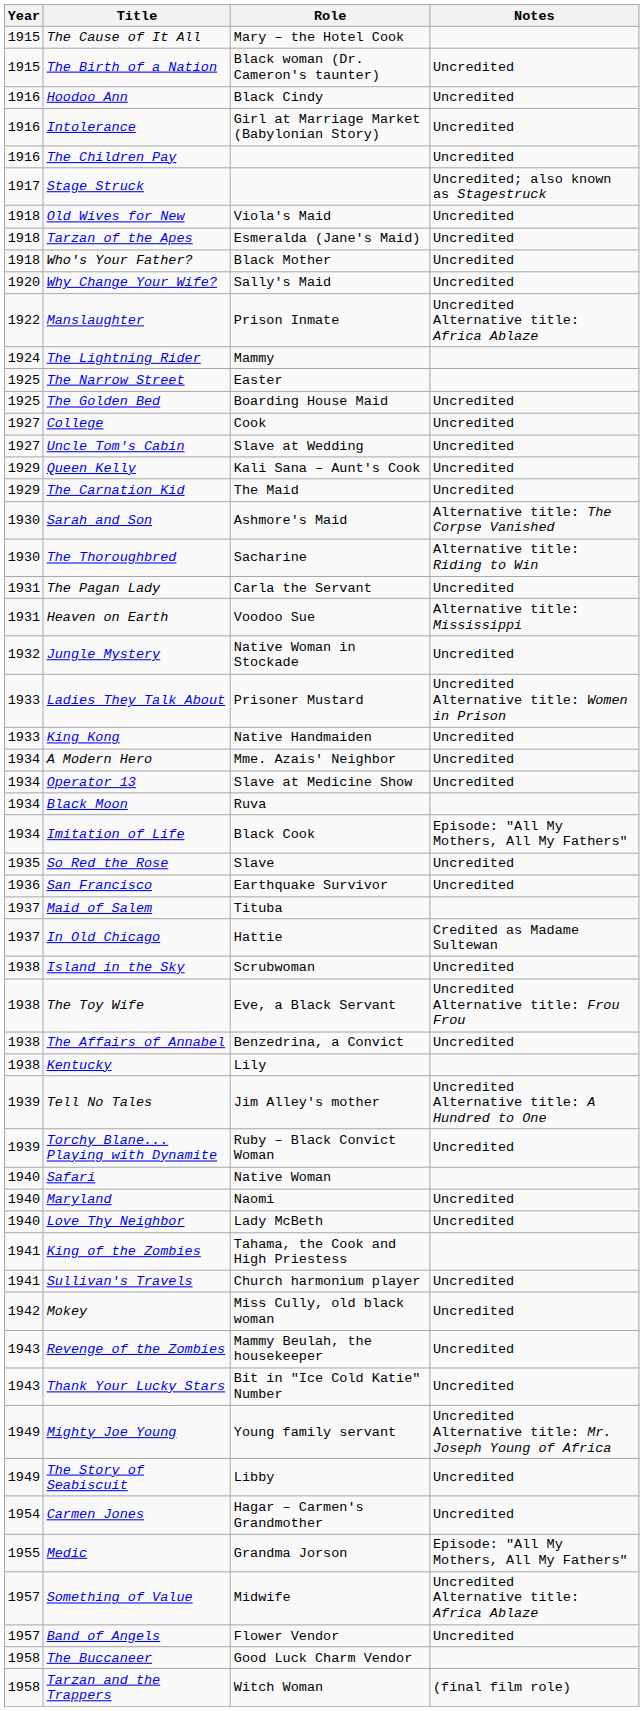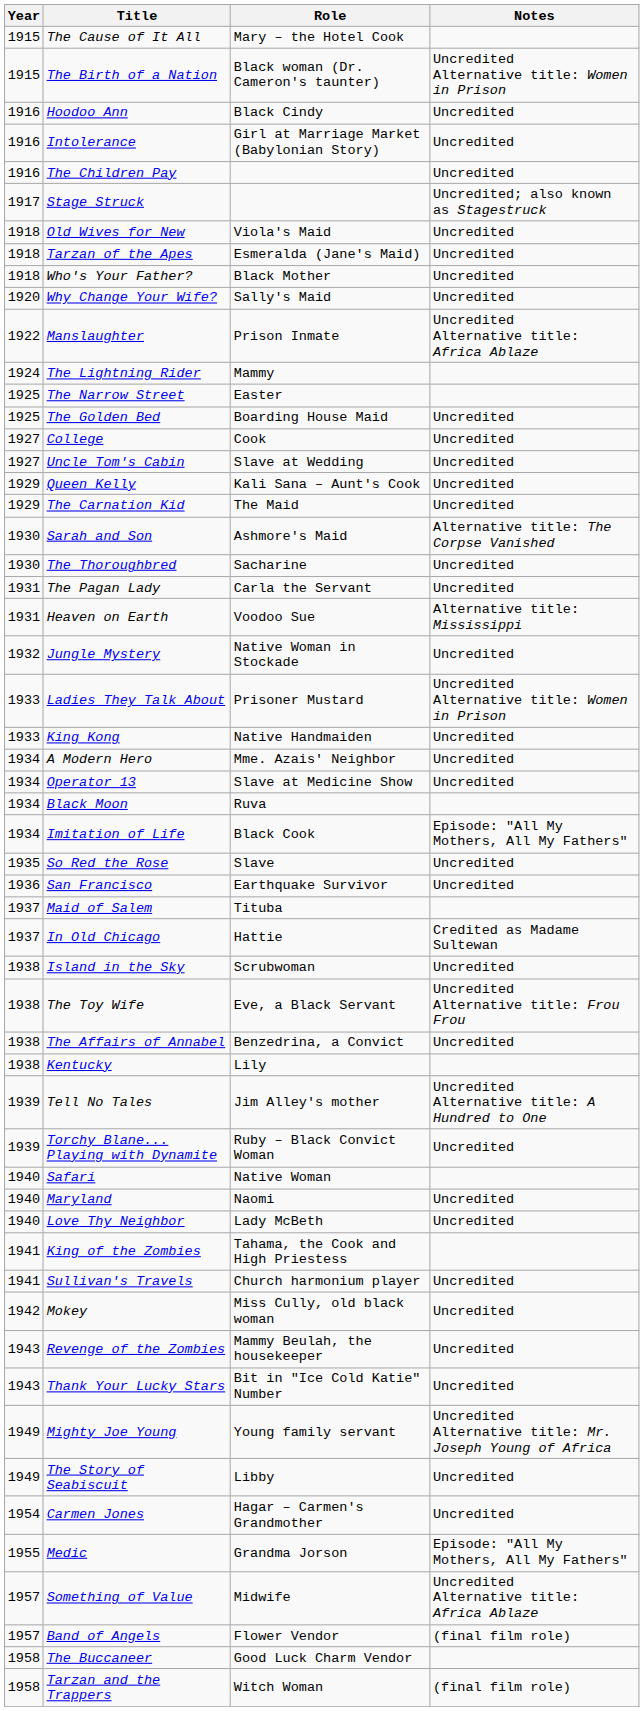(474, 67) Uncredited -> (530, 75) Uncredited Alternative title: Women in Prison
(506, 558) Alternative title: Riding to Win -> (474, 565) Uncredited
(474, 1636) Uncredited -> (502, 1636) (final film role)
